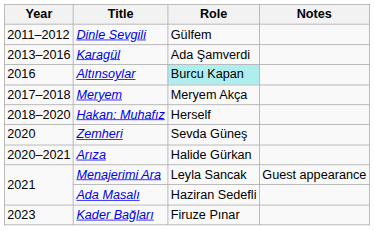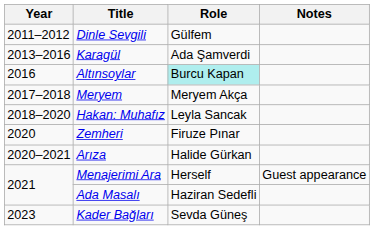(191, 114) Herself -> (209, 114) Leyla Sancak
(209, 134) Sevda Güneş -> (205, 134) Firuze Pınar
(209, 174) Leyla Sancak -> (191, 174) Herself
(205, 214) Firuze Pınar -> (209, 214) Sevda Güneş
